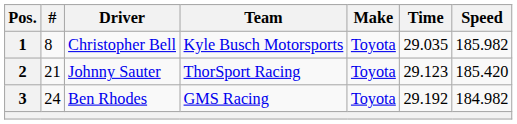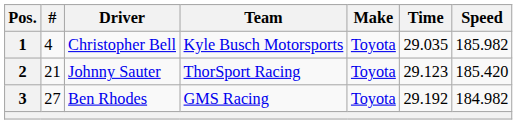(48, 44) 8 -> (48, 44) 4
(52, 98) 24 -> (52, 98) 27
